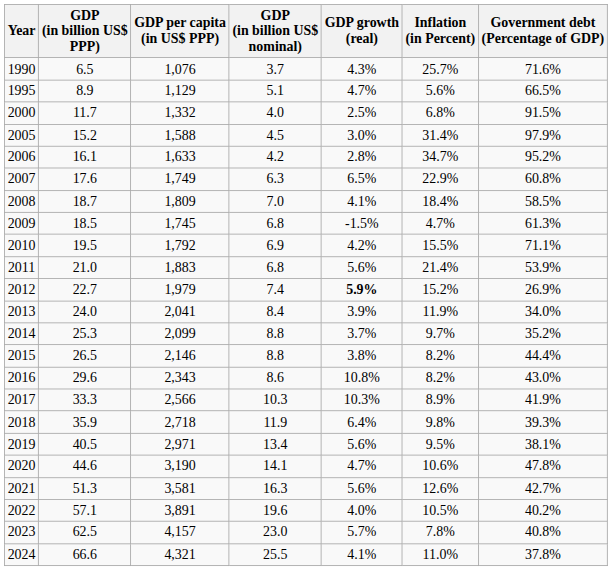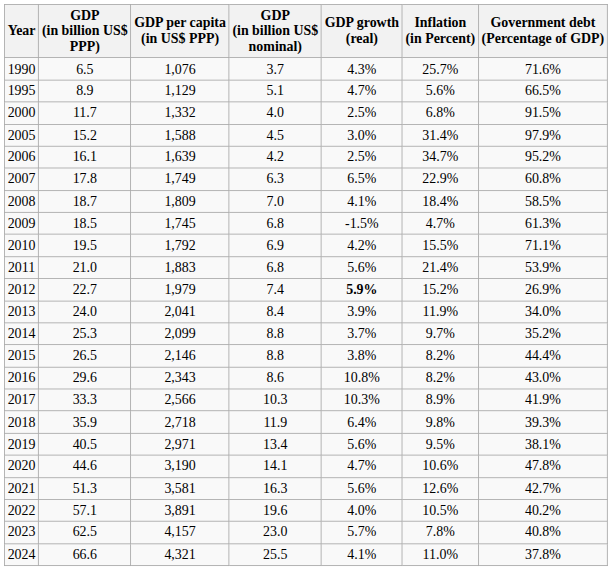(180, 157) 1,633 -> (180, 157) 1,639
(362, 157) 2.8% -> (362, 157) 2.5%
(85, 179) 17.6 -> (85, 179) 17.8
